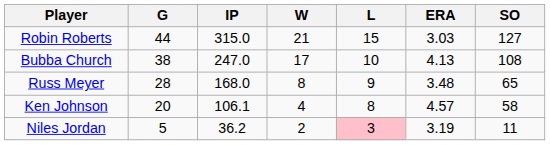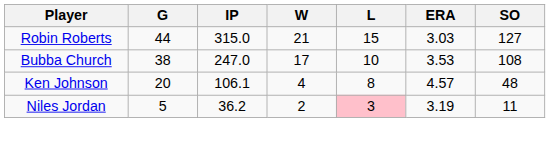(440, 60) 4.13 -> (440, 60) 3.53
- row: (66, 83)
(510, 106) 58 -> (510, 83) 48
